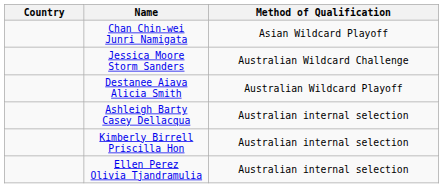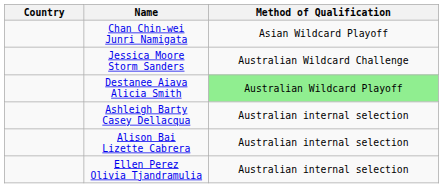(323, 88) no background -> (323, 88) lightgreen background
+ row: (146, 142)
- row: (146, 142)
